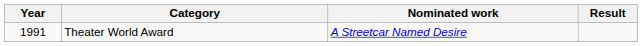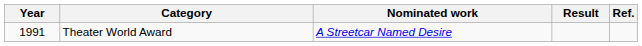+ column: (624, 13)
